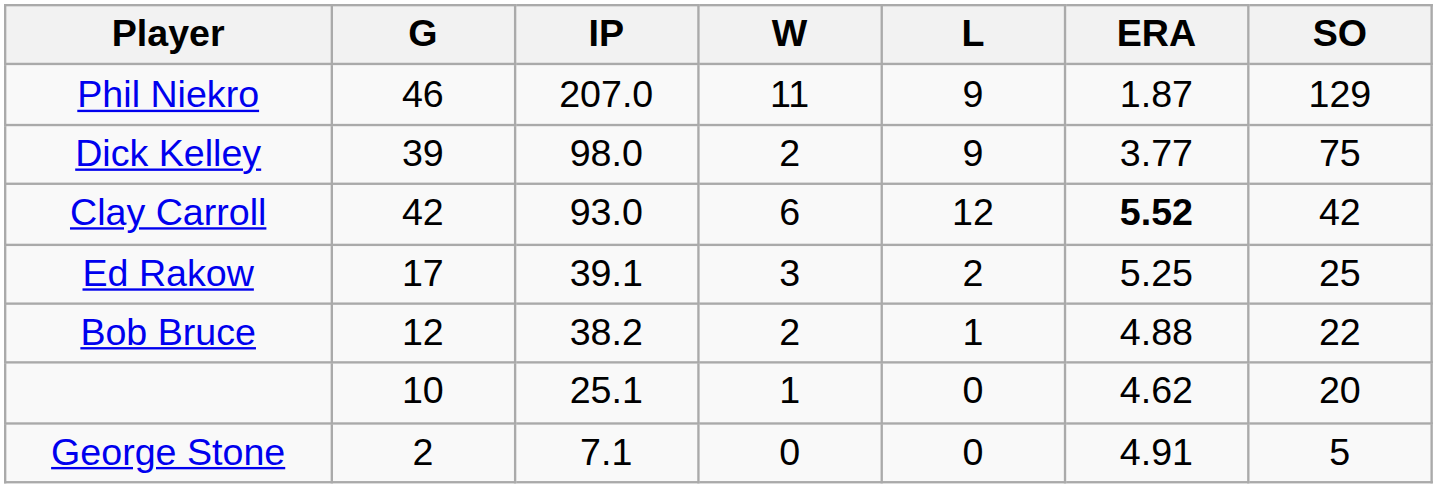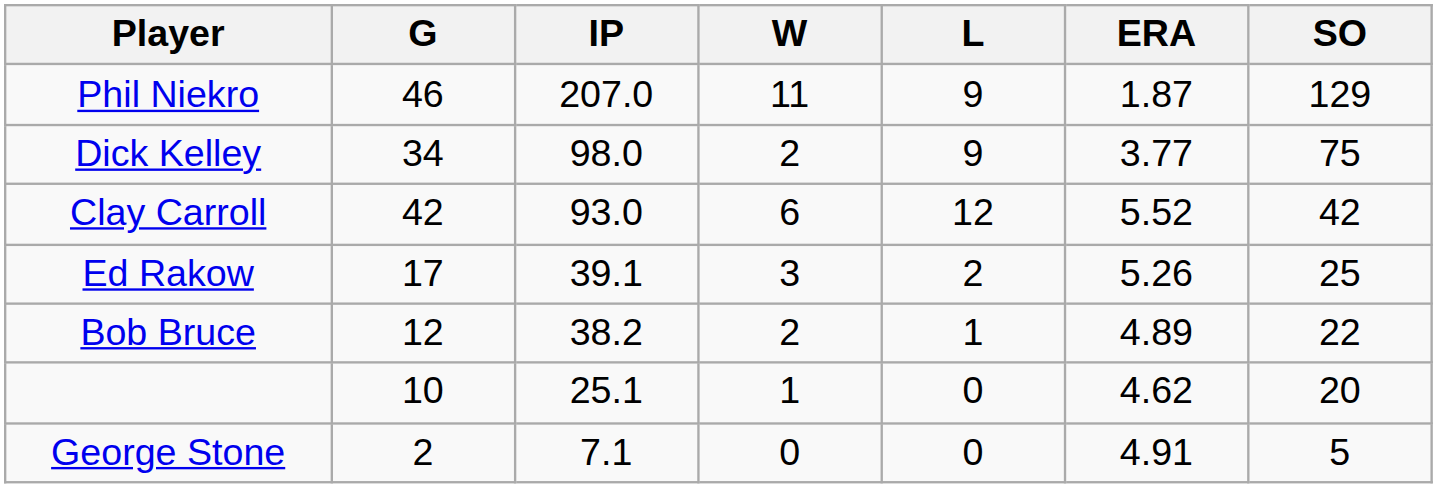(423, 153) 39 -> (423, 153) 34
(1156, 213) bold -> (1156, 213) normal
(1156, 272) 5.25 -> (1156, 272) 5.26
(1156, 332) 4.88 -> (1156, 332) 4.89
